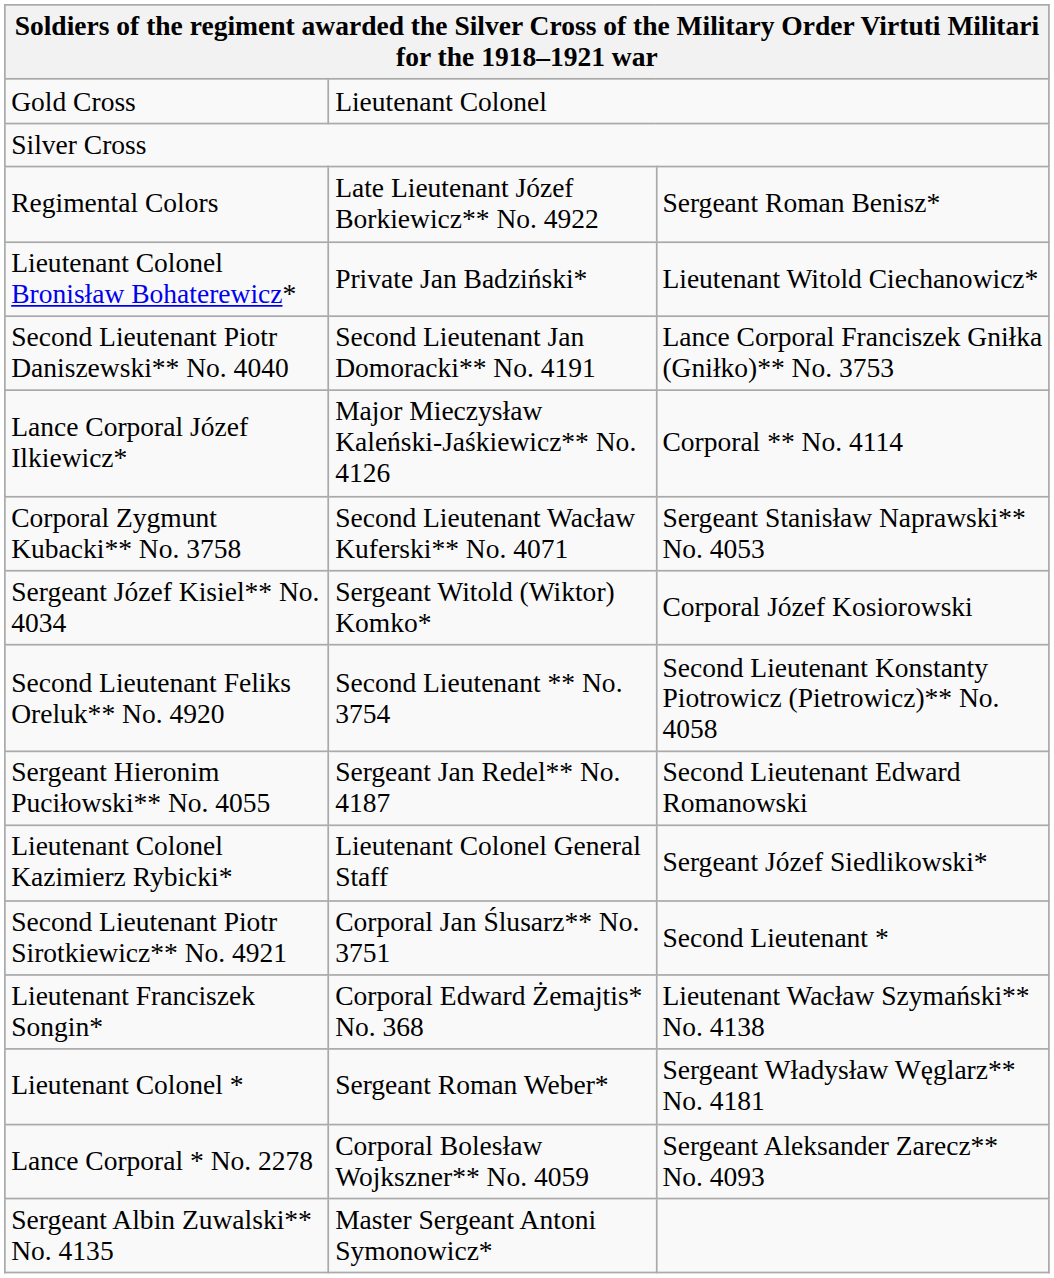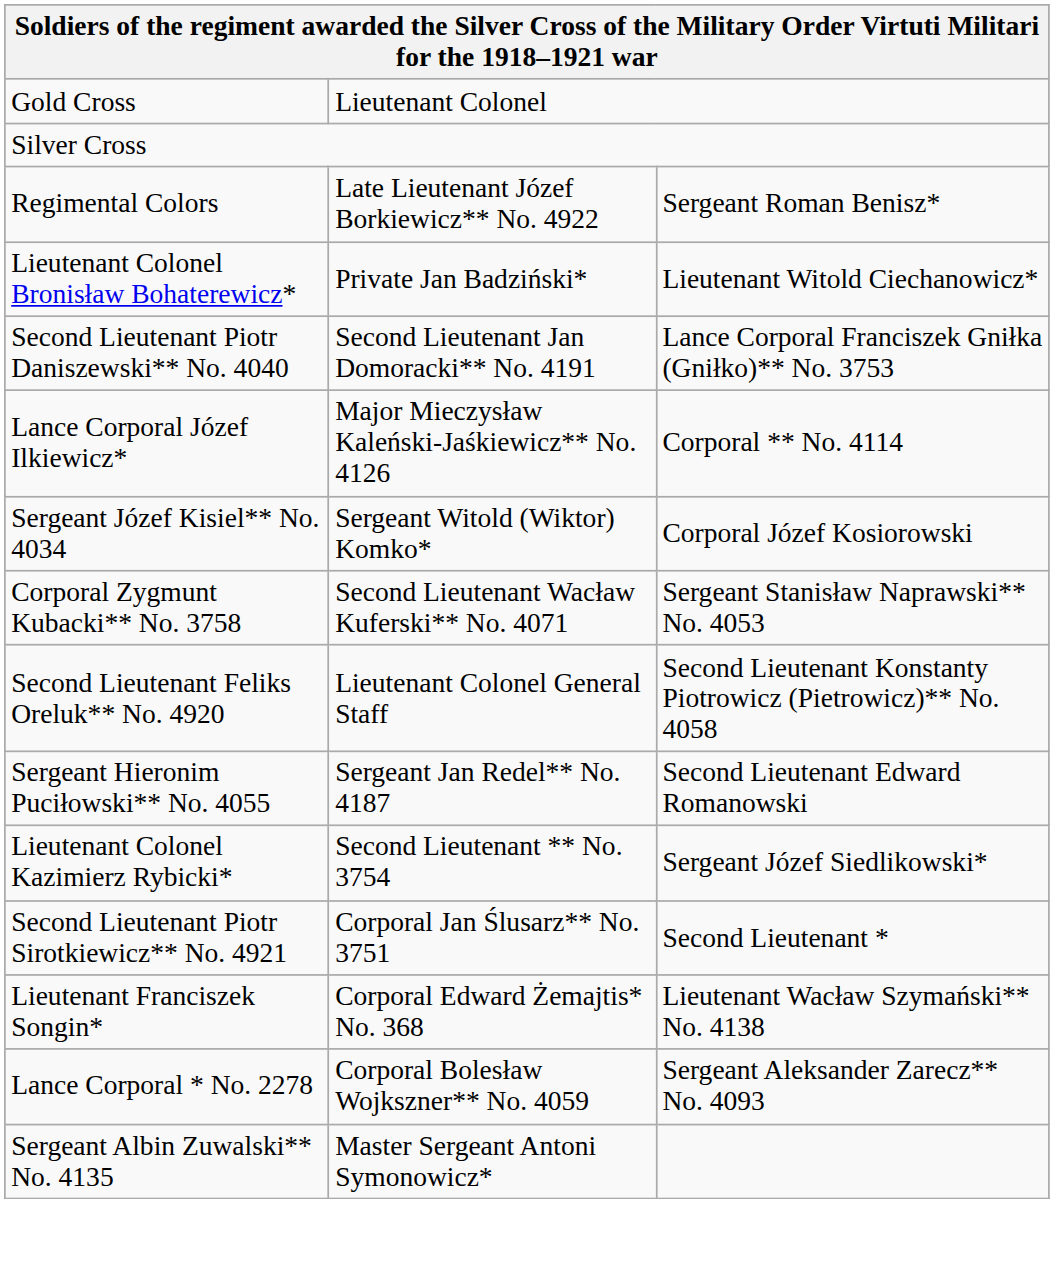rows swapped: (165, 607) <-> (126, 533)
(479, 697) Second Lieutenant ** No. 3754 -> (488, 697) Lieutenant Colonel General Staff
(488, 862) Lieutenant Colonel General Staff -> (479, 862) Second Lieutenant ** No. 3754
- row: (127, 1086)
